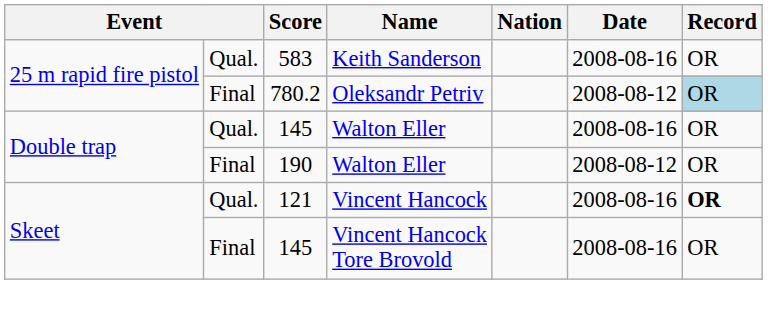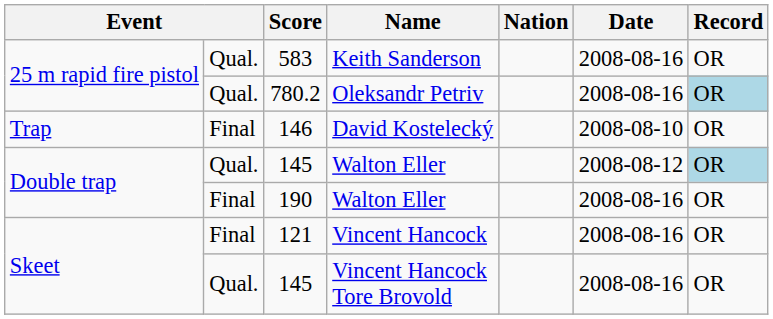(232, 93) Final -> (234, 93) Qual.
(625, 93) 2008-08-12 -> (631, 93) 2008-08-16
+ row: (295, 128)
(625, 128) 2008-08-16 -> (631, 164) 2008-08-12
(703, 128) no background -> (709, 164) lightblue background
(625, 164) 2008-08-12 -> (631, 199) 2008-08-16
(234, 199) Qual. -> (232, 235) Final
(704, 199) bold -> (709, 235) normal
(232, 248) Final -> (234, 283) Qual.
